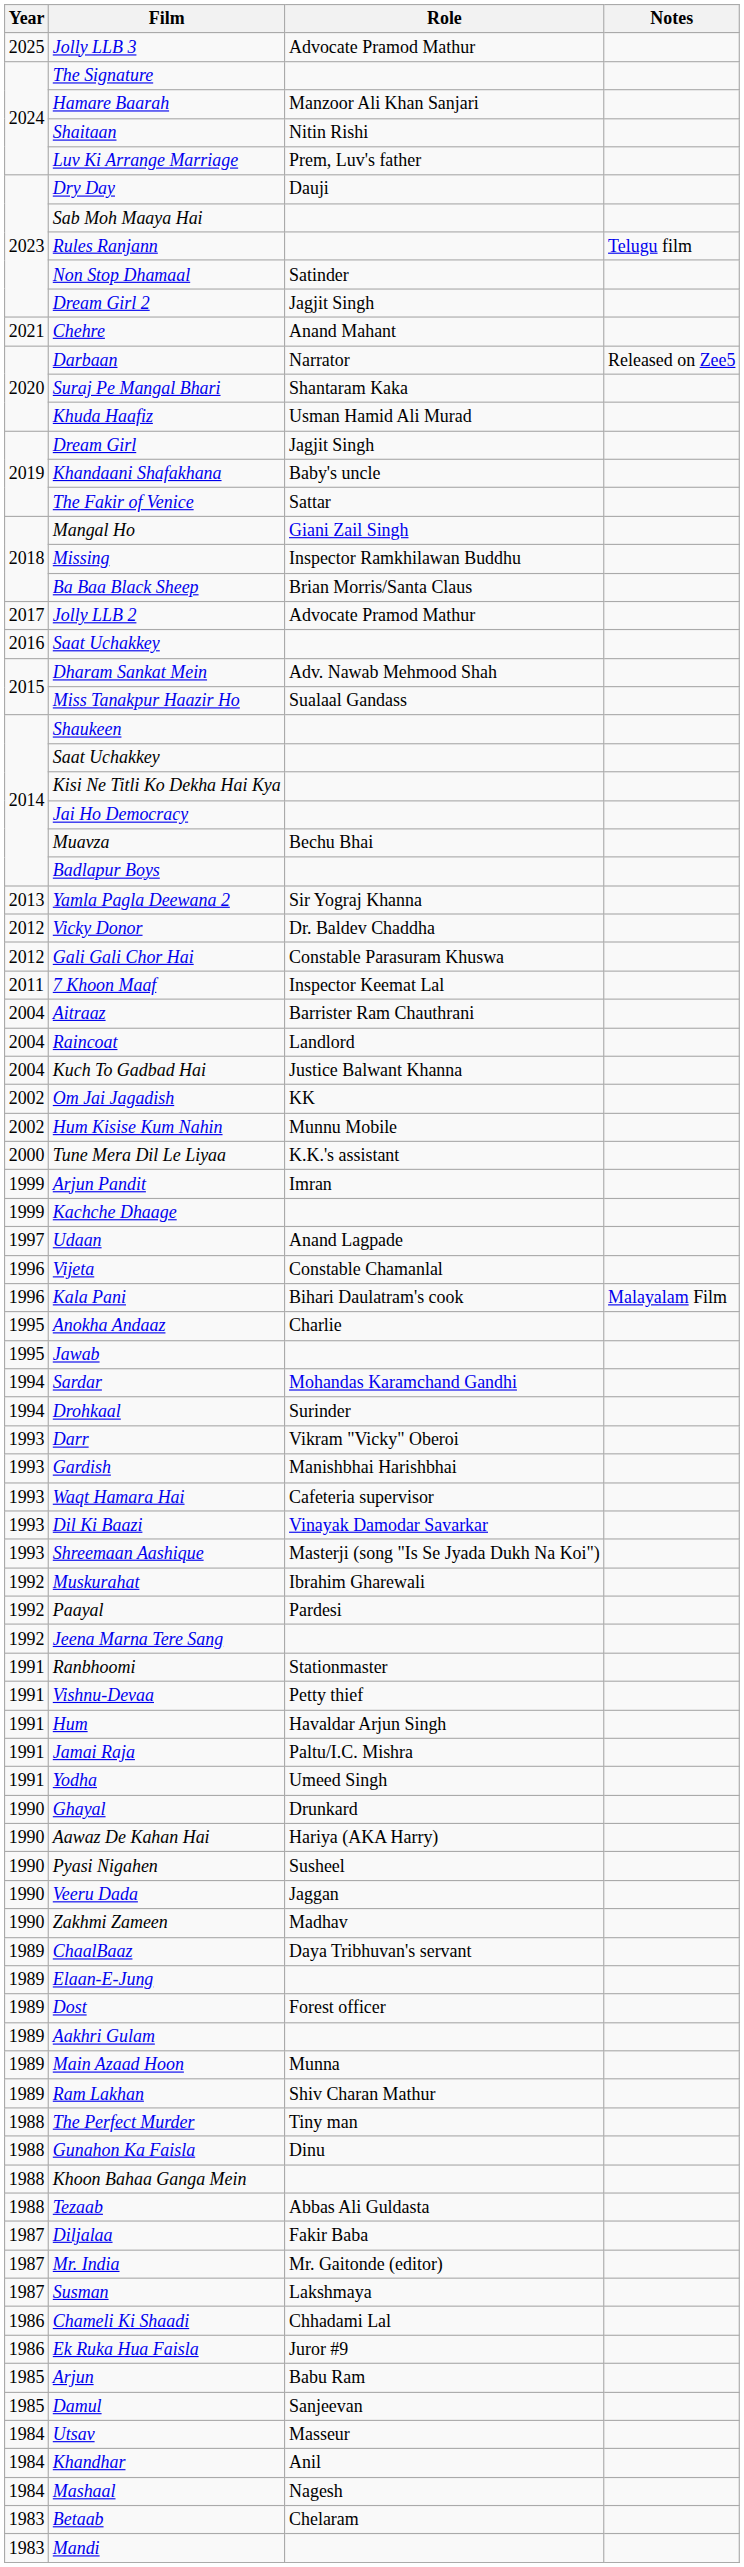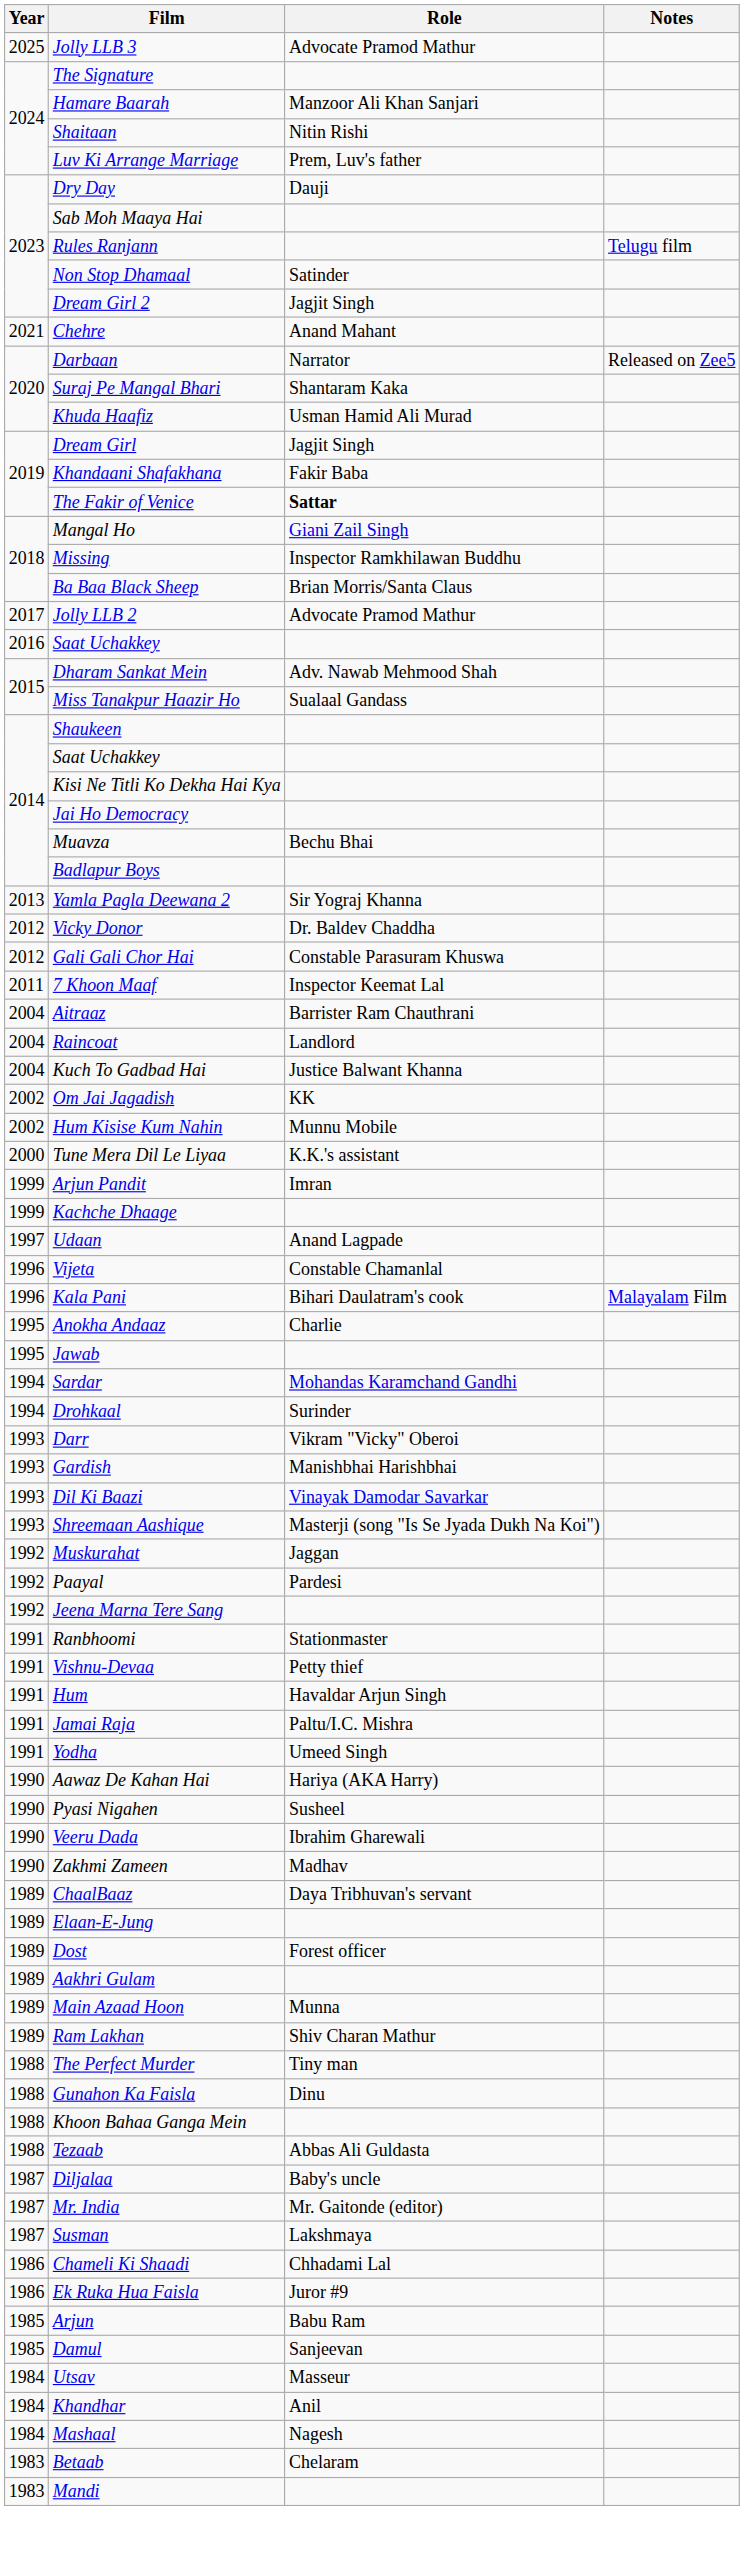(335, 473) Baby's uncle -> (329, 473) Fakir Baba
(310, 501) normal -> (313, 501) bold
- row: (27, 1496)
(357, 1581) Ibrahim Gharewali -> (314, 1553) Jaggan
- row: (27, 1809)
(314, 1894) Jaggan -> (357, 1837) Ibrahim Gharewali
(329, 2235) Fakir Baba -> (335, 2178) Baby's uncle
